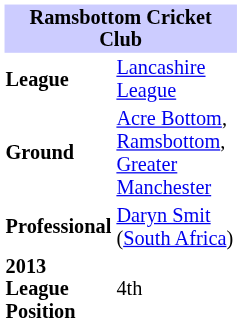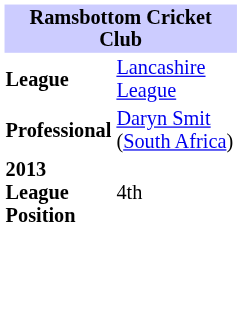- row: (40, 152)
